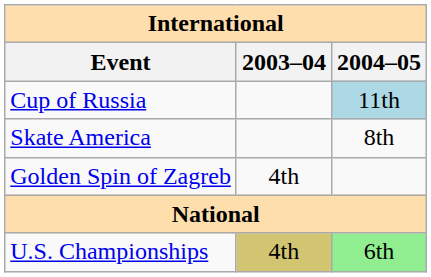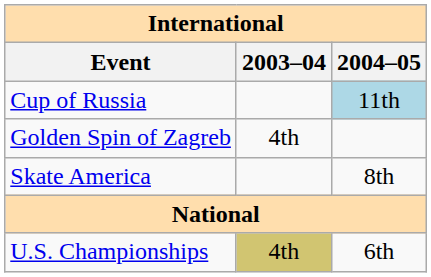rows swapped: (81, 137) <-> (121, 175)
(379, 251) lightgreen background -> (379, 251) no background
